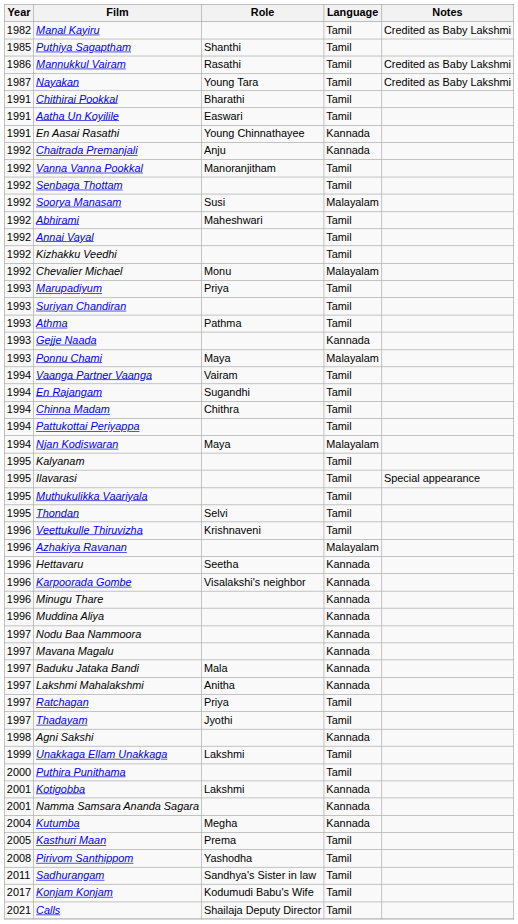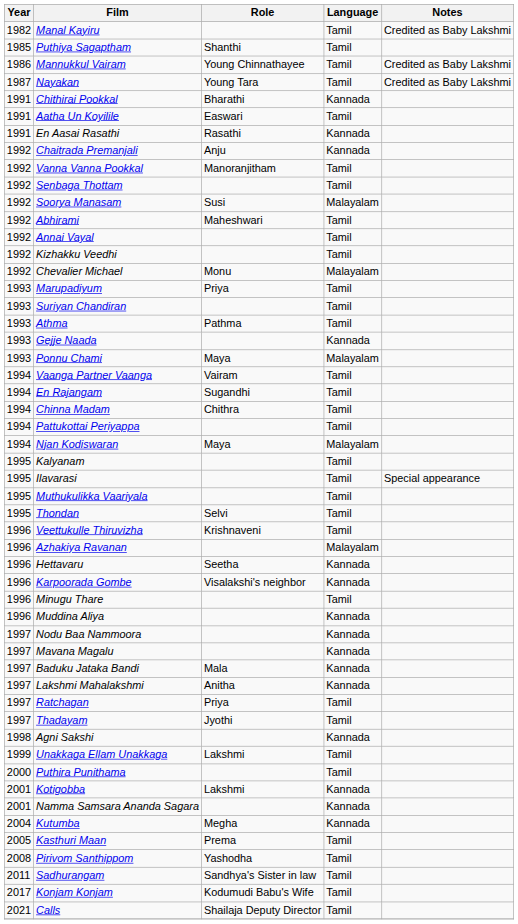(222, 64) Rasathi -> (254, 64) Young Chinnathayee
(339, 99) Tamil -> (348, 99) Kannada
(254, 133) Young Chinnathayee -> (222, 133) Rasathi
(348, 599) Kannada -> (339, 599) Tamil
